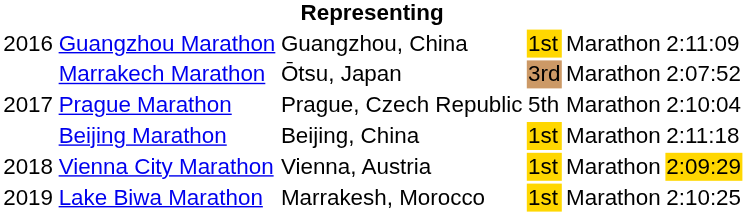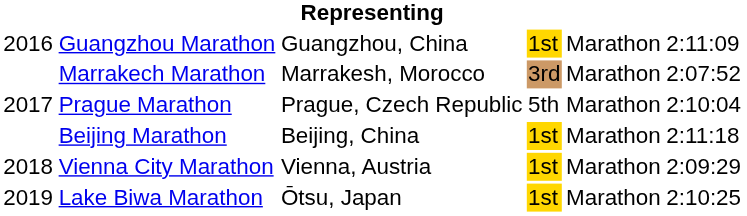(341, 74) Ōtsu, Japan -> (383, 74) Marrakesh, Morocco
(704, 166) gold background -> (704, 166) no background
(383, 197) Marrakesh, Morocco -> (341, 197) Ōtsu, Japan
